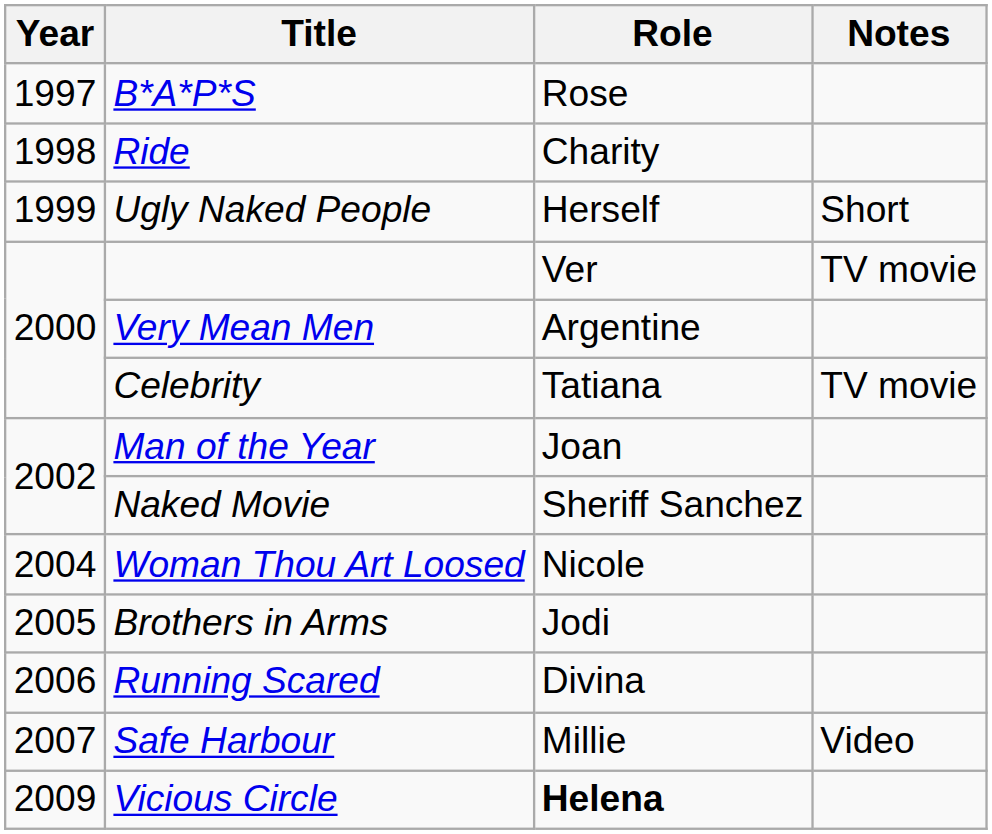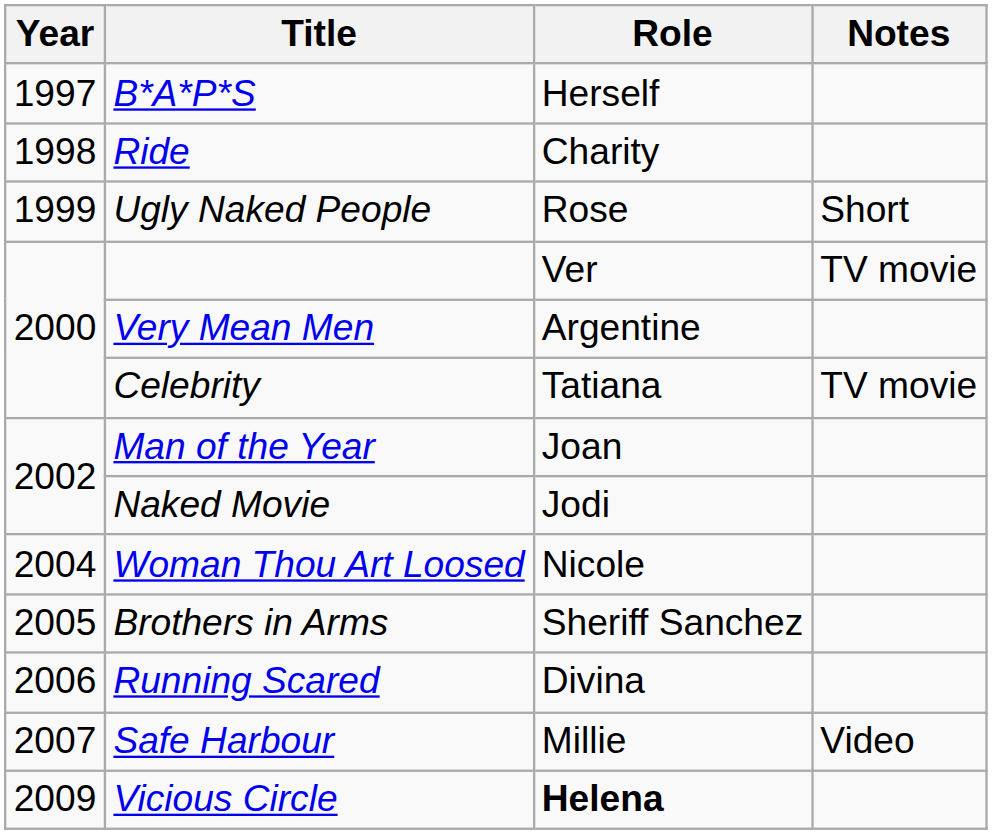(585, 92) Rose -> (601, 92) Herself
(601, 210) Herself -> (585, 210) Rose
(673, 504) Sheriff Sanchez -> (576, 504) Jodi
(576, 622) Jodi -> (673, 622) Sheriff Sanchez
